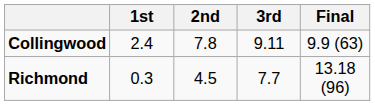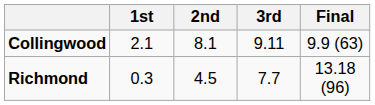(142, 43) 2.4 -> (142, 43) 2.1
(205, 43) 7.8 -> (205, 43) 8.1
